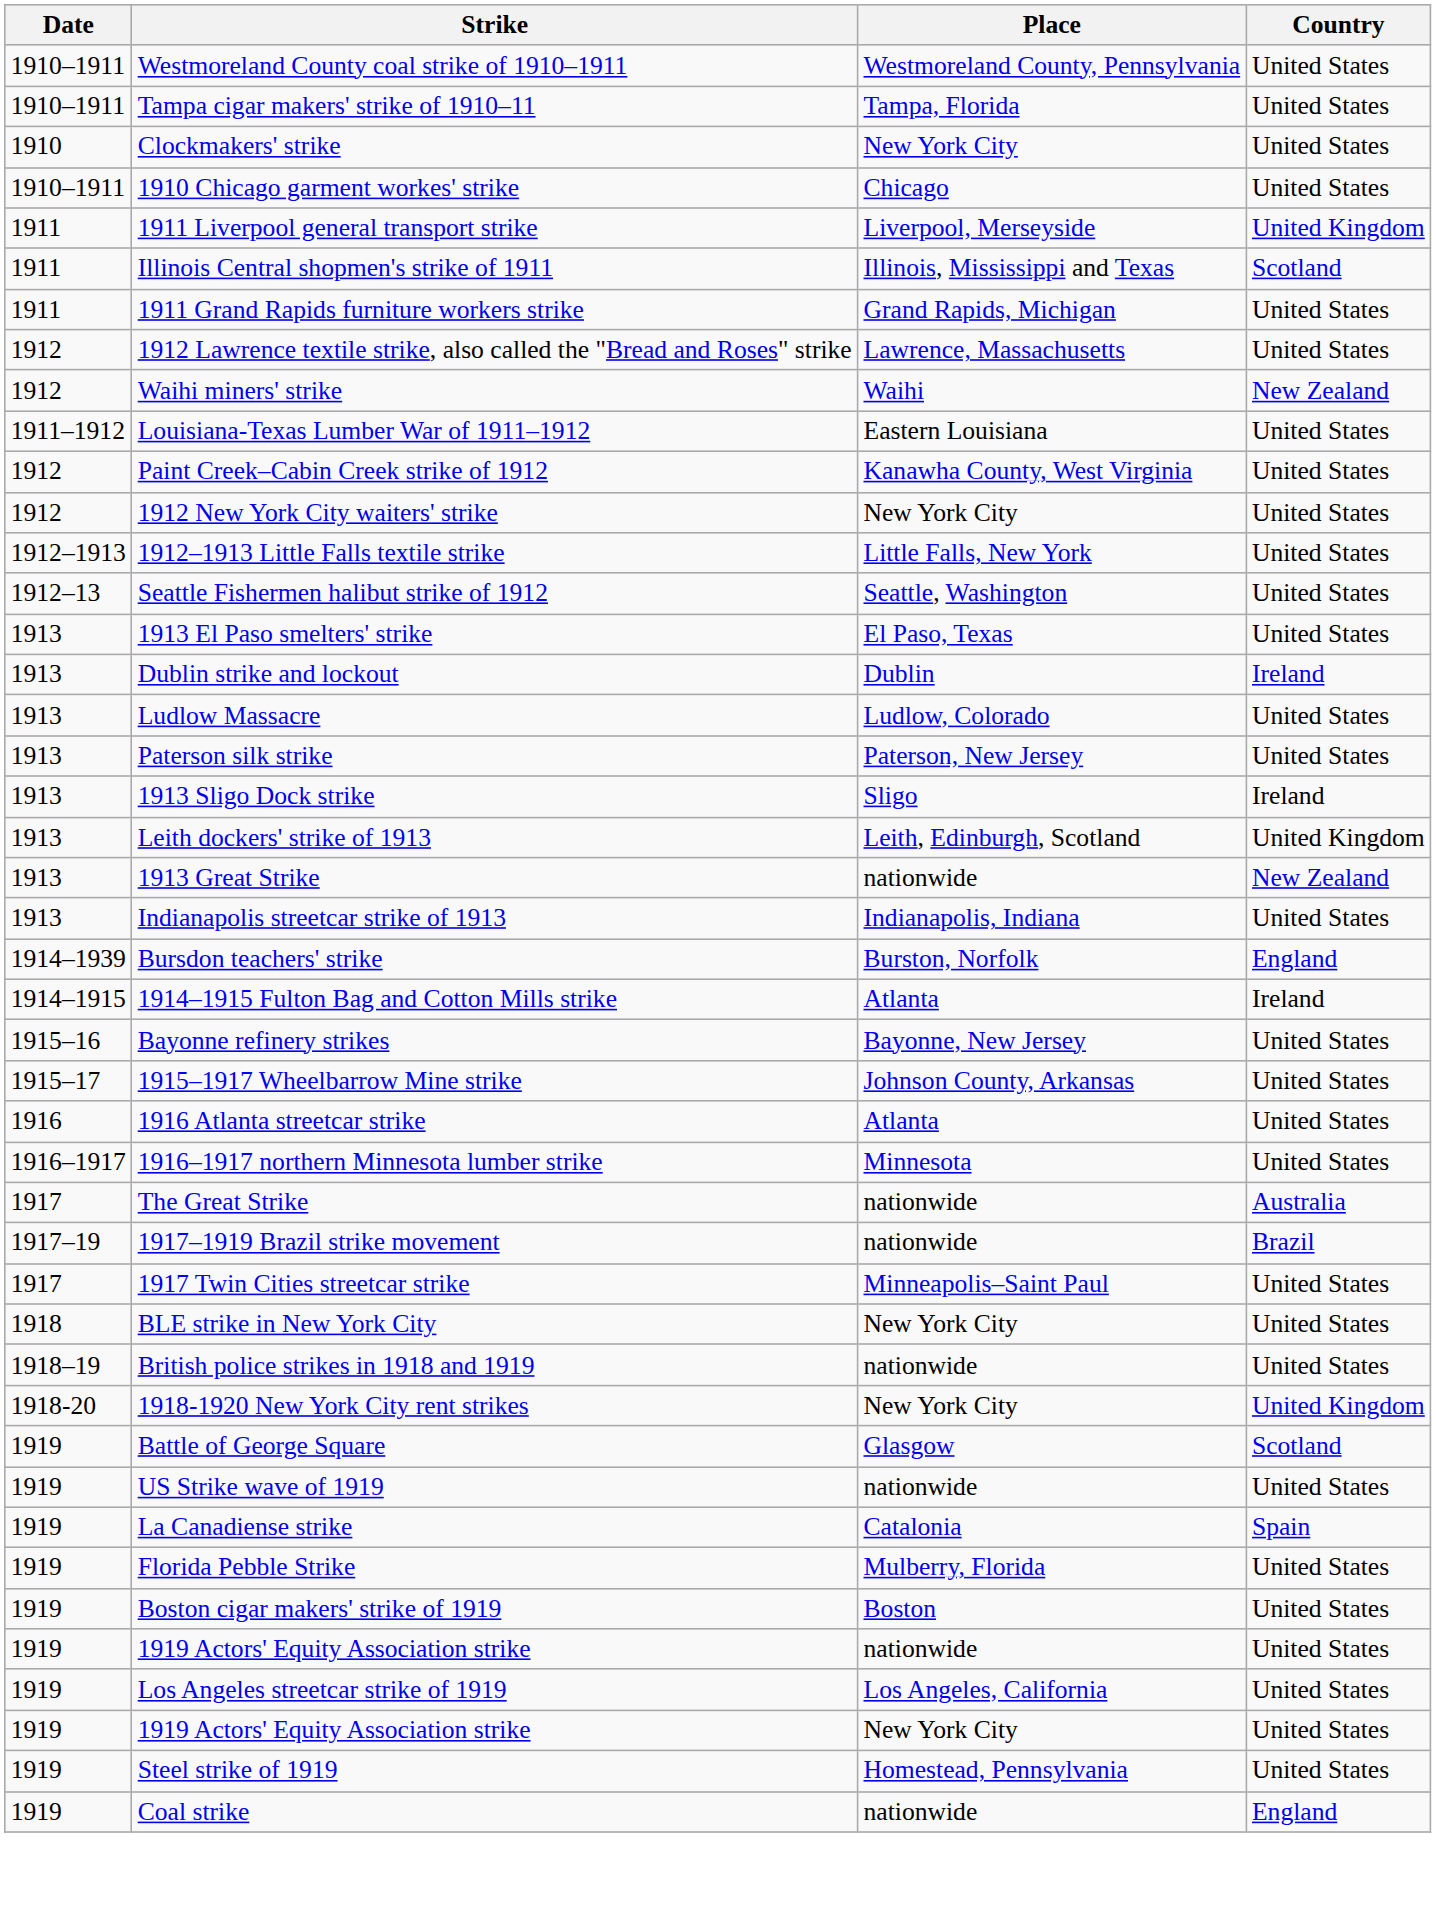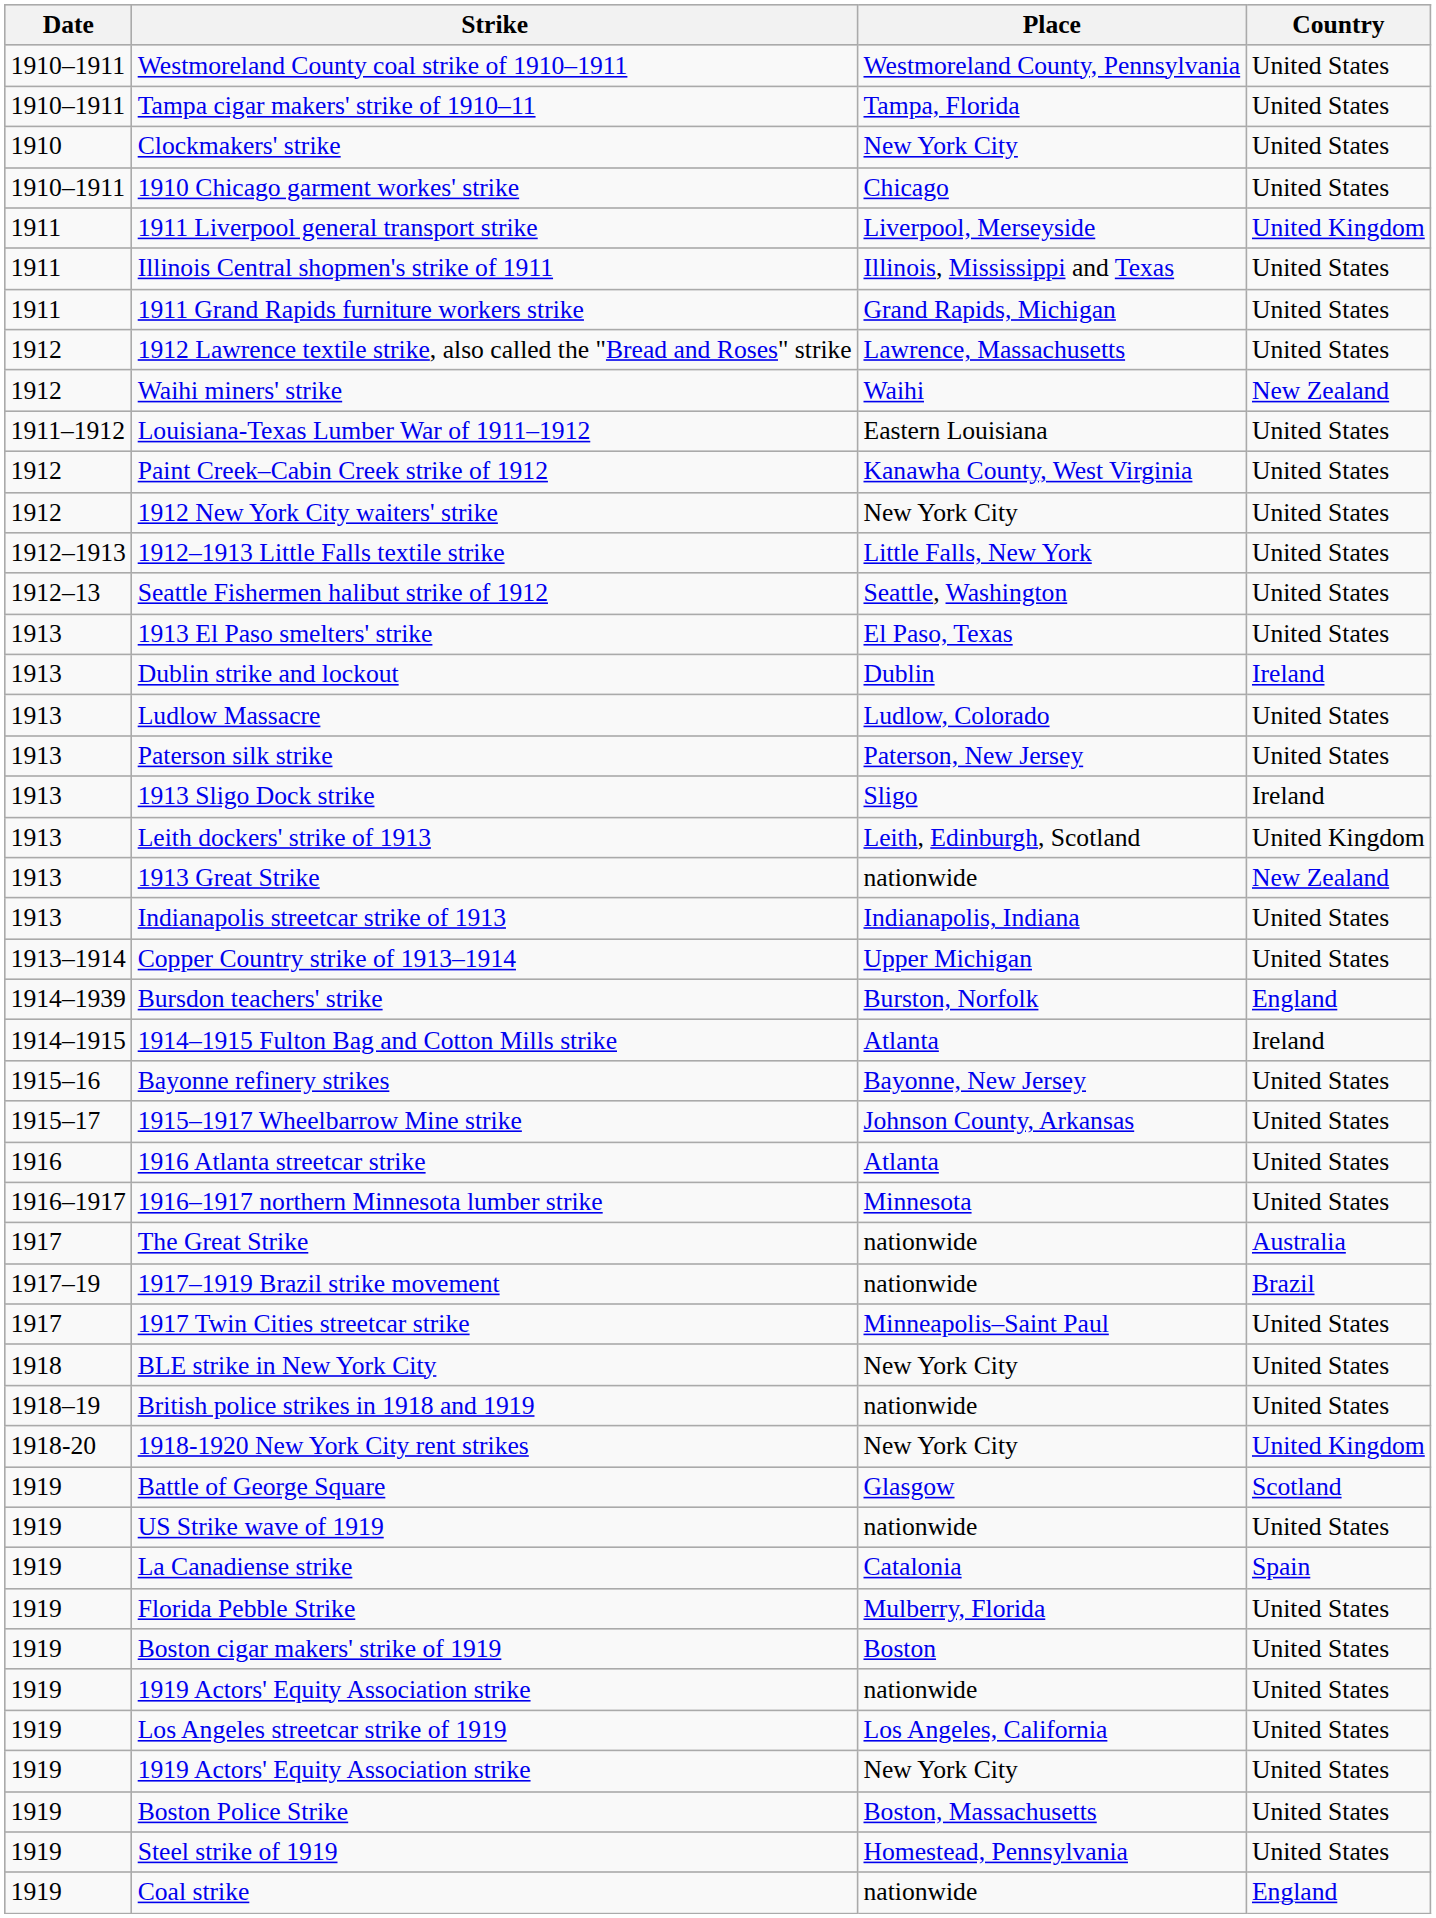(1297, 268) Scotland -> (1321, 268) United States
+ row: (327, 958)
+ row: (243, 1811)
